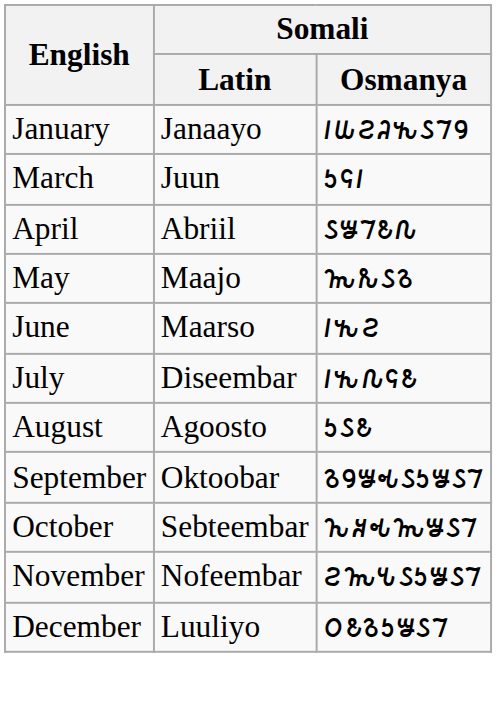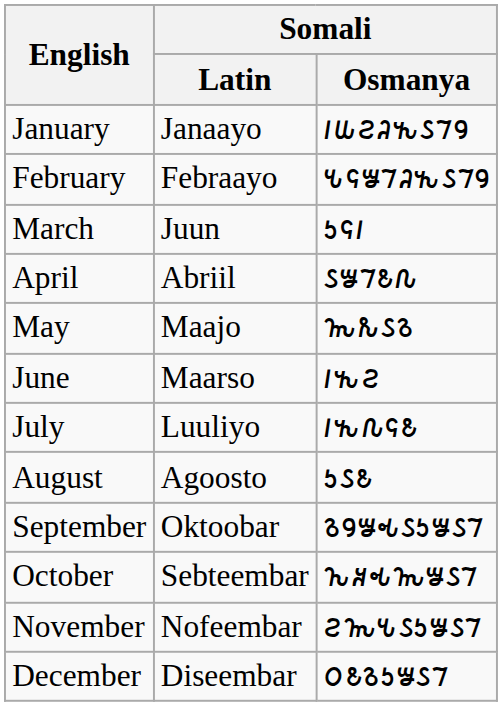+ row: (69, 178)
(229, 377) Diseembar -> (210, 427) Luuliyo
(210, 626) Luuliyo -> (229, 675) Diseembar
